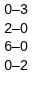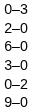+ row: (16, 65)
+ row: (16, 102)
